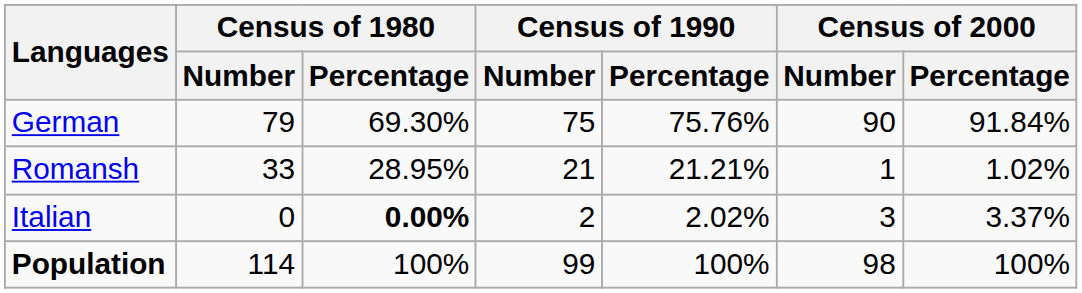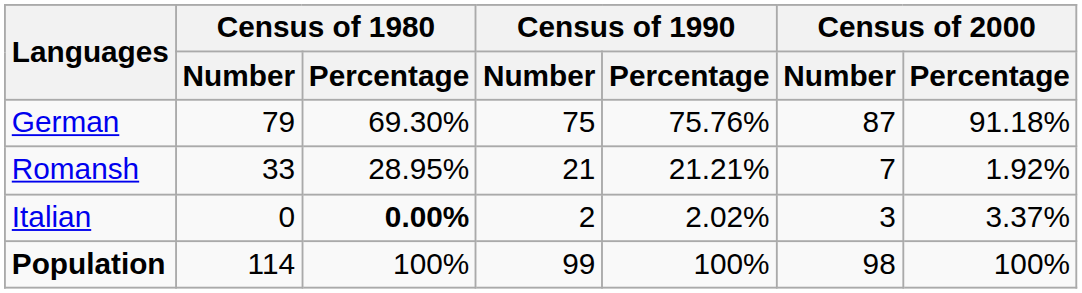(879, 122) 90 -> (879, 122) 87
(1019, 122) 91.84% -> (1019, 122) 91.18%
(887, 169) 1 -> (887, 169) 7
(1028, 169) 1.02% -> (1028, 169) 1.92%
